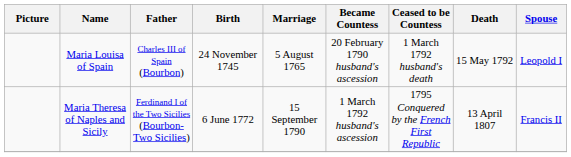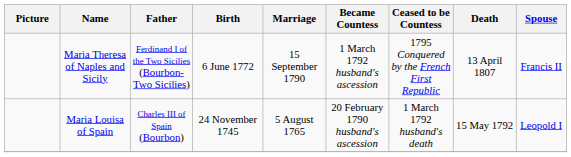rows swapped: (95, 60) <-> (95, 119)
